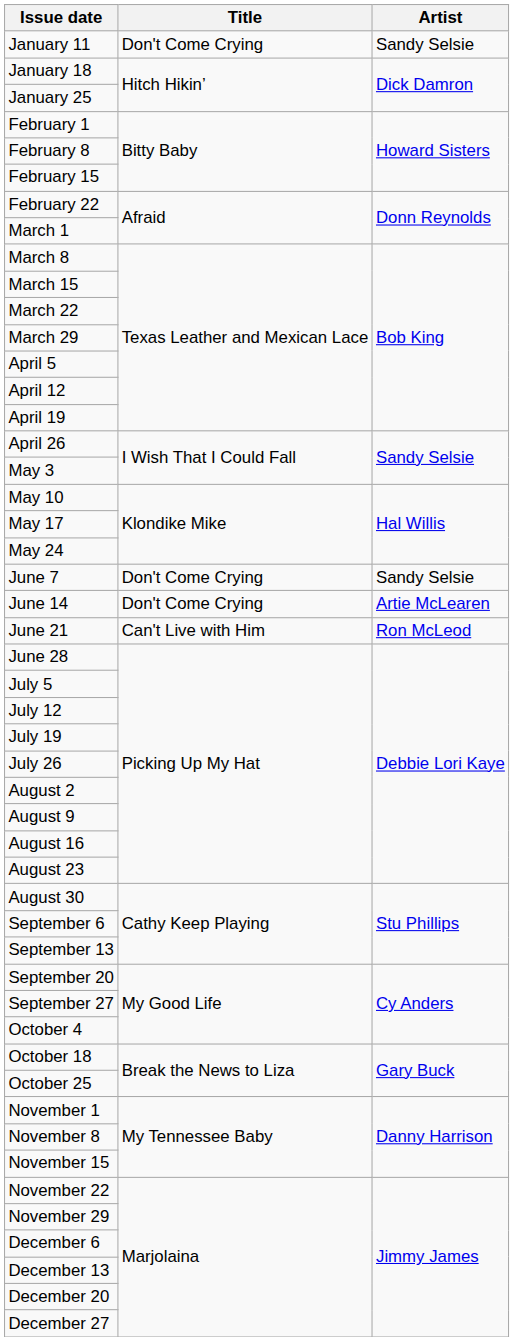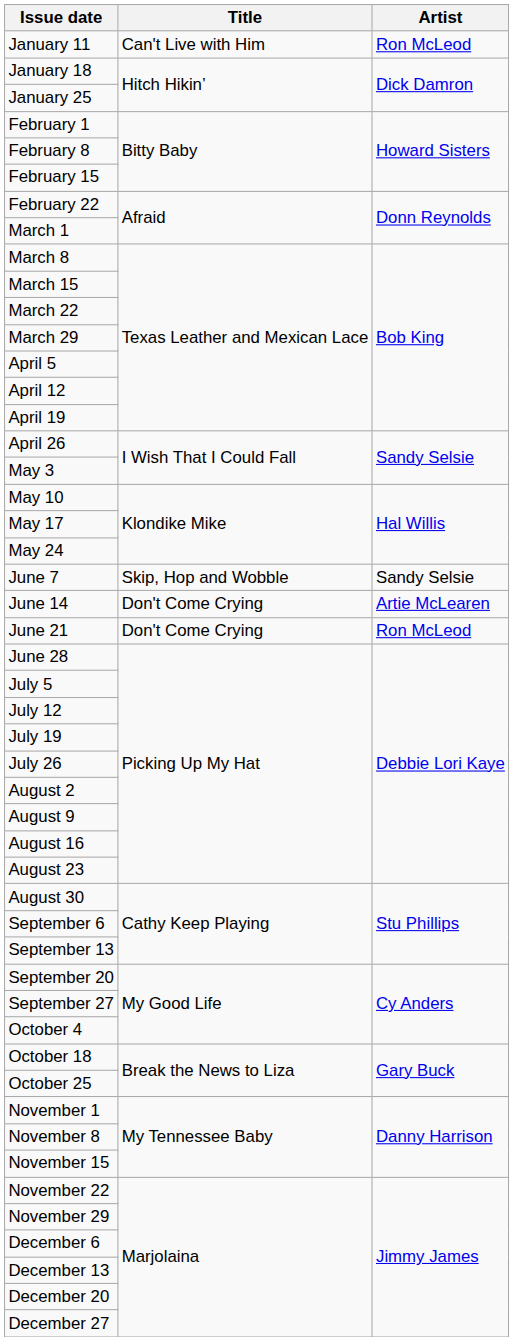(192, 44) Don't Come Crying -> (193, 44) Can't Live with Him
(425, 44) Sandy Selsie -> (424, 44) Ron McLeod
(192, 577) Don't Come Crying -> (205, 577) Skip, Hop and Wobble
(193, 630) Can't Live with Him -> (192, 630) Don't Come Crying
